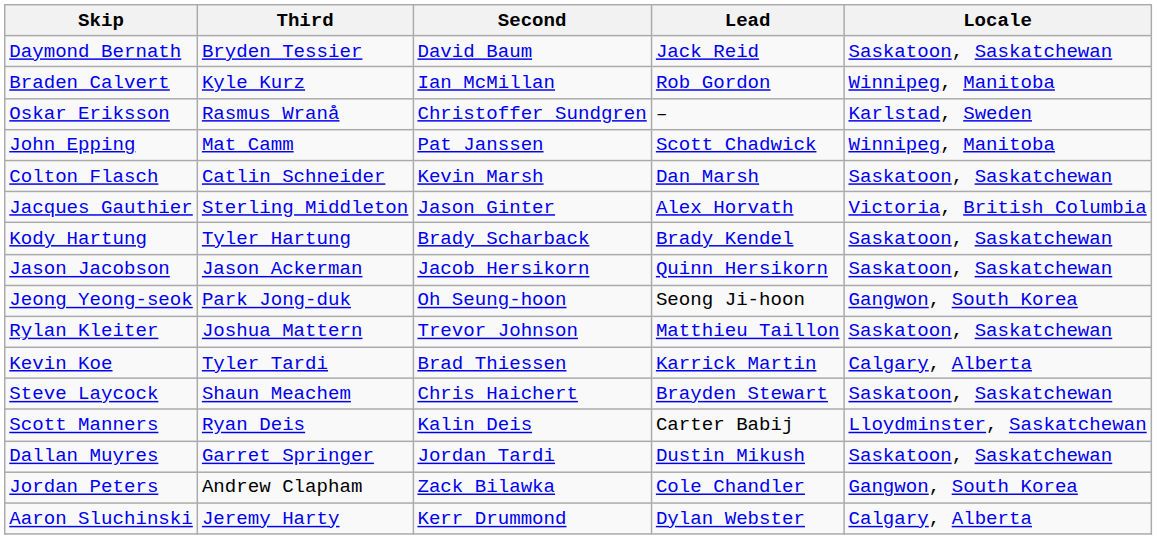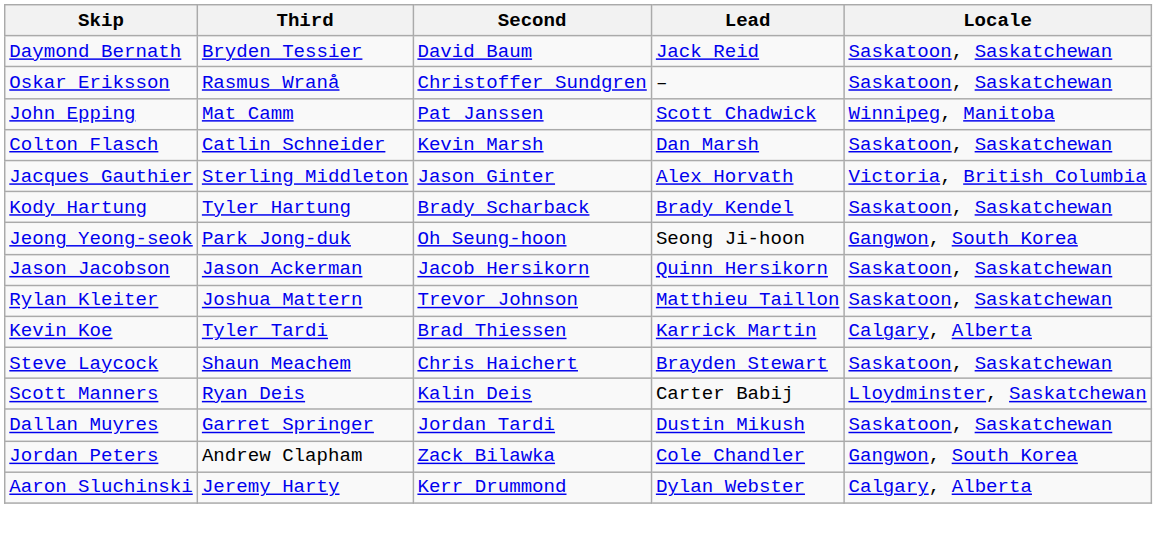- row: (90, 83)
(940, 114) Karlstad, Sweden -> (980, 83) Saskatoon, Saskatchewan
rows swapped: (90, 269) <-> (101, 301)
